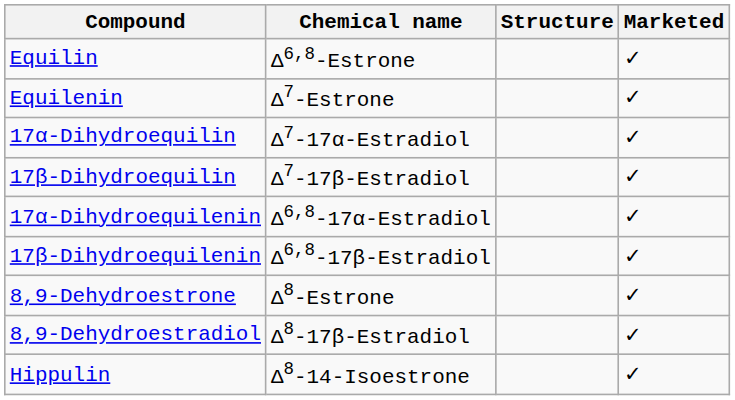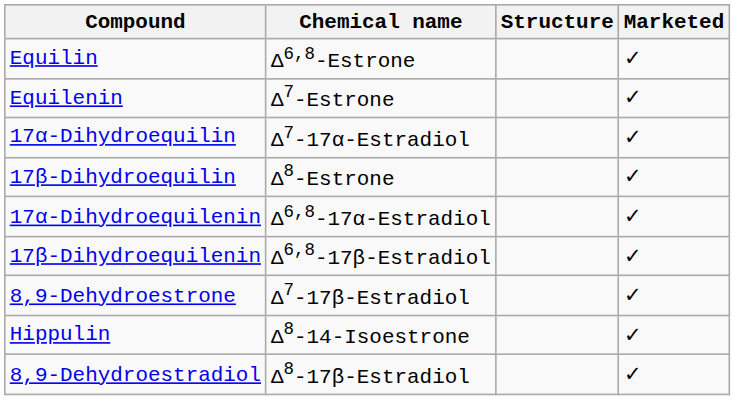(370, 177) Δ7-17β-Estradiol -> (333, 177) Δ8-Estrone
(333, 295) Δ8-Estrone -> (370, 295) Δ7-17β-Estradiol
rows swapped: (135, 335) <-> (60, 374)
